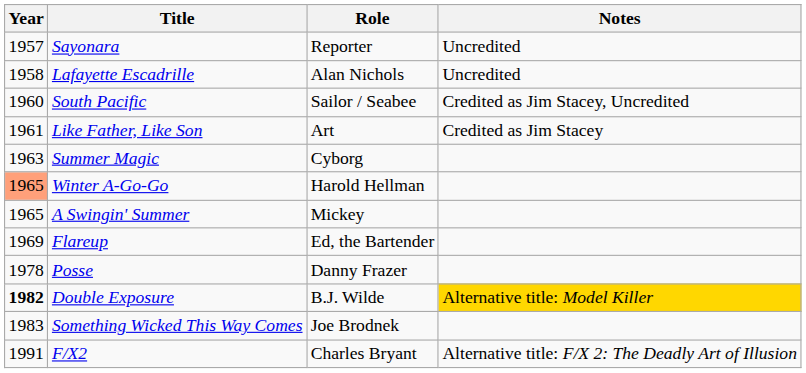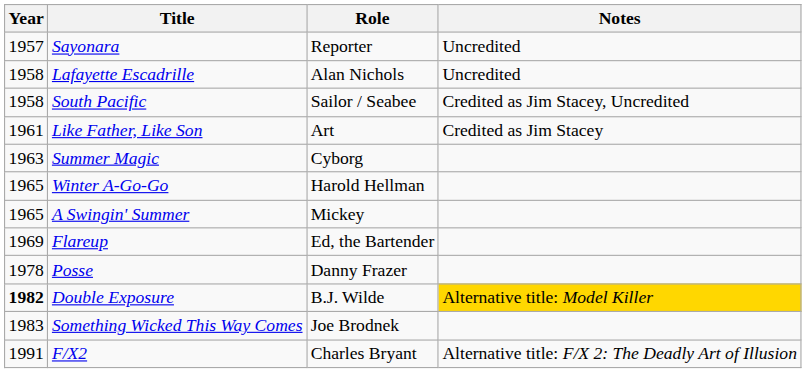(26, 102) 1960 -> (26, 102) 1958
(26, 185) lightsalmon background -> (26, 185) no background
